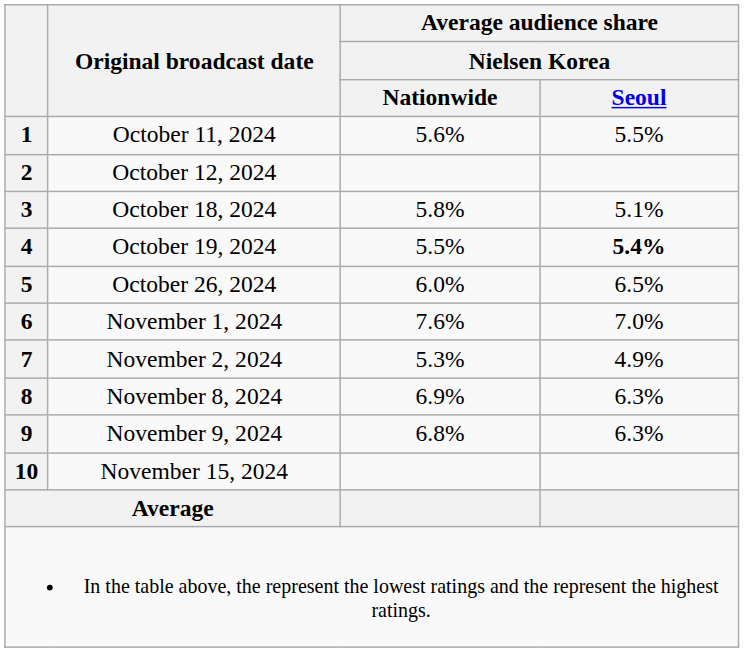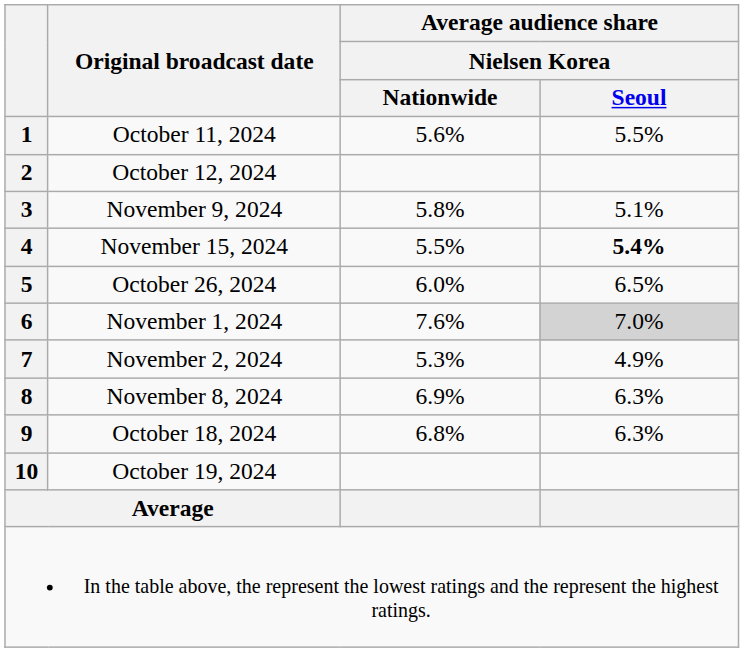(194, 209) October 18, 2024 -> (194, 209) November 9, 2024
(194, 246) October 19, 2024 -> (194, 246) November 15, 2024
(639, 321) no background -> (639, 321) lightgrey background
(194, 433) November 9, 2024 -> (194, 433) October 18, 2024
(194, 470) November 15, 2024 -> (194, 470) October 19, 2024
